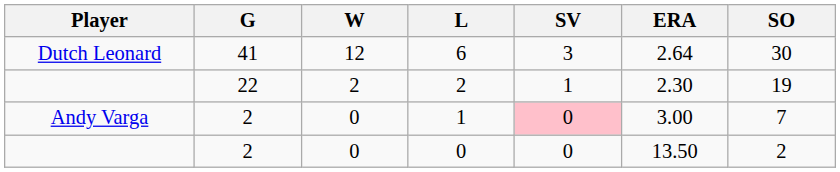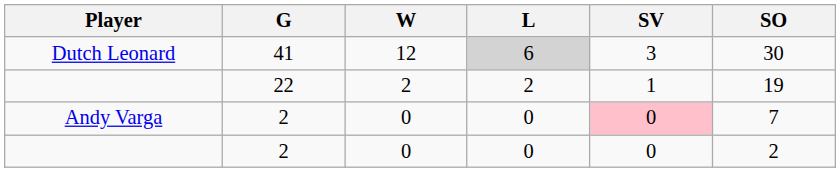- column: (675, 20)
(461, 53) no background -> (529, 53) lightgrey background
(461, 118) 1 -> (529, 118) 0
